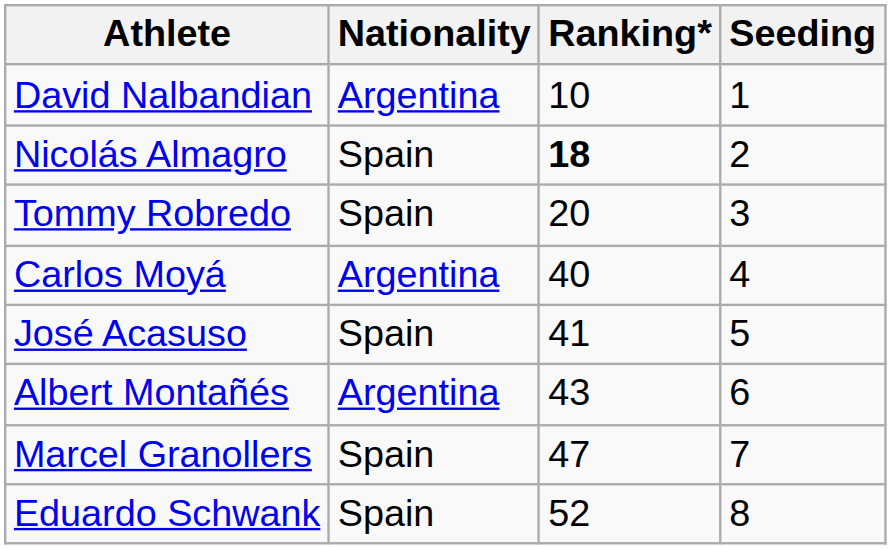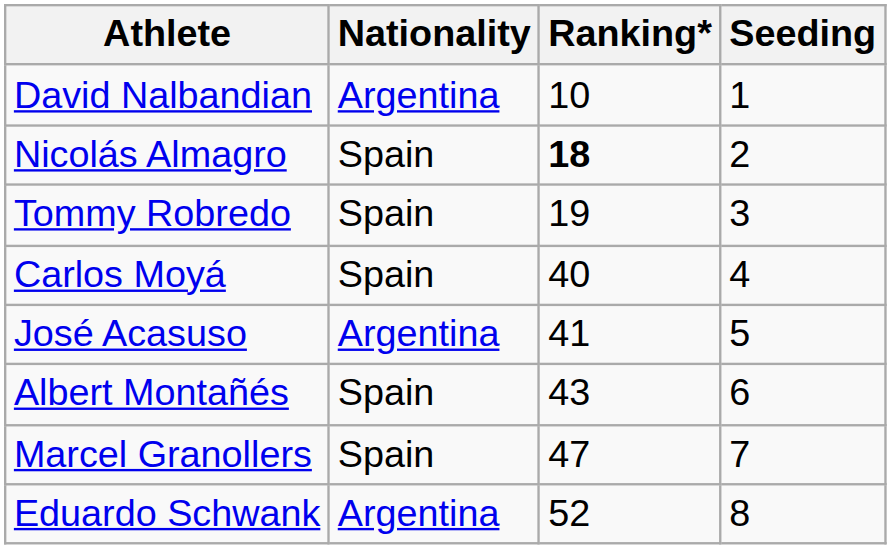(569, 214) 20 -> (569, 214) 19
(419, 273) Argentina -> (386, 273) Spain
(386, 333) Spain -> (419, 333) Argentina
(419, 393) Argentina -> (386, 393) Spain
(386, 513) Spain -> (419, 513) Argentina
